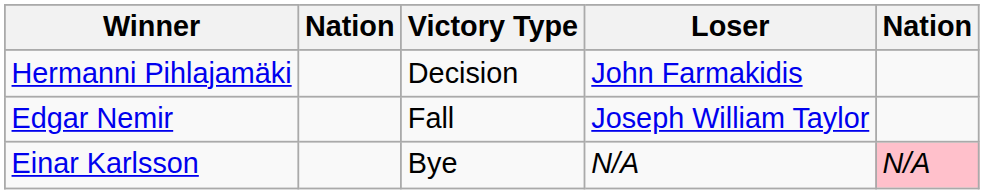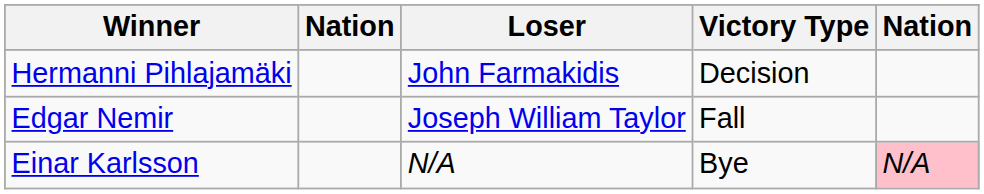columns swapped: (493, 27) <-> (730, 27)
